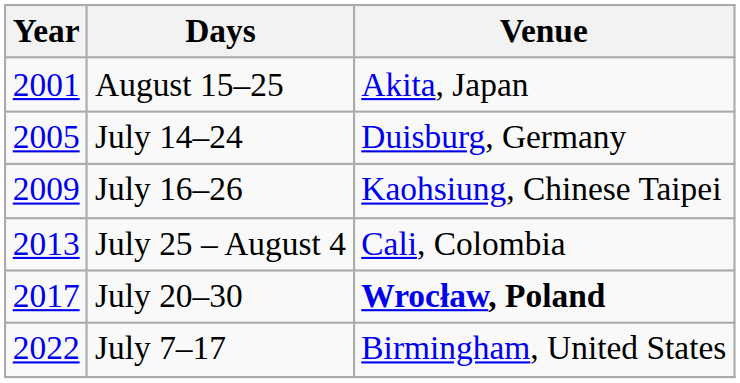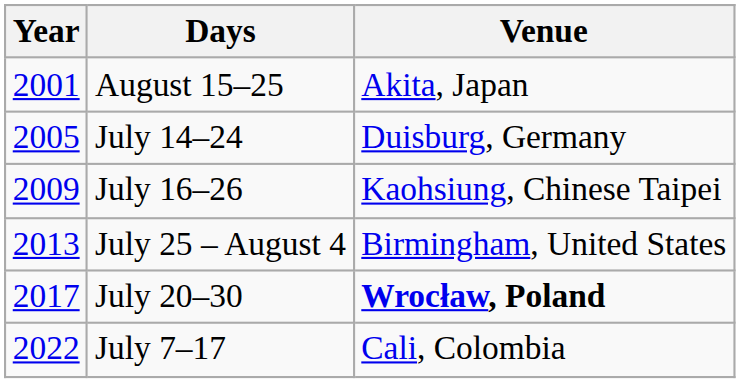(463, 243) Cali, Colombia -> (544, 243) Birmingham, United States
(544, 349) Birmingham, United States -> (463, 349) Cali, Colombia
